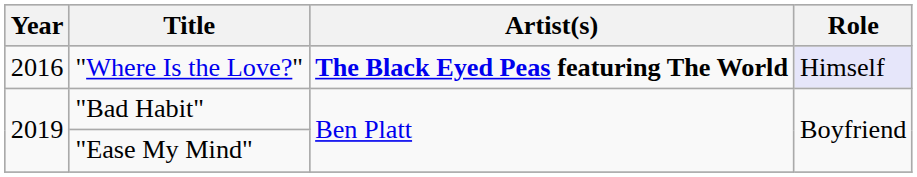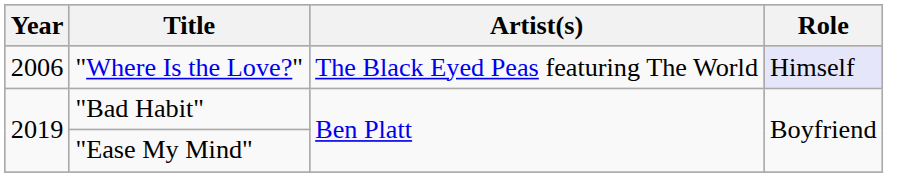(37, 66) 2016 -> (37, 66) 2006
(552, 66) bold -> (537, 66) normal
